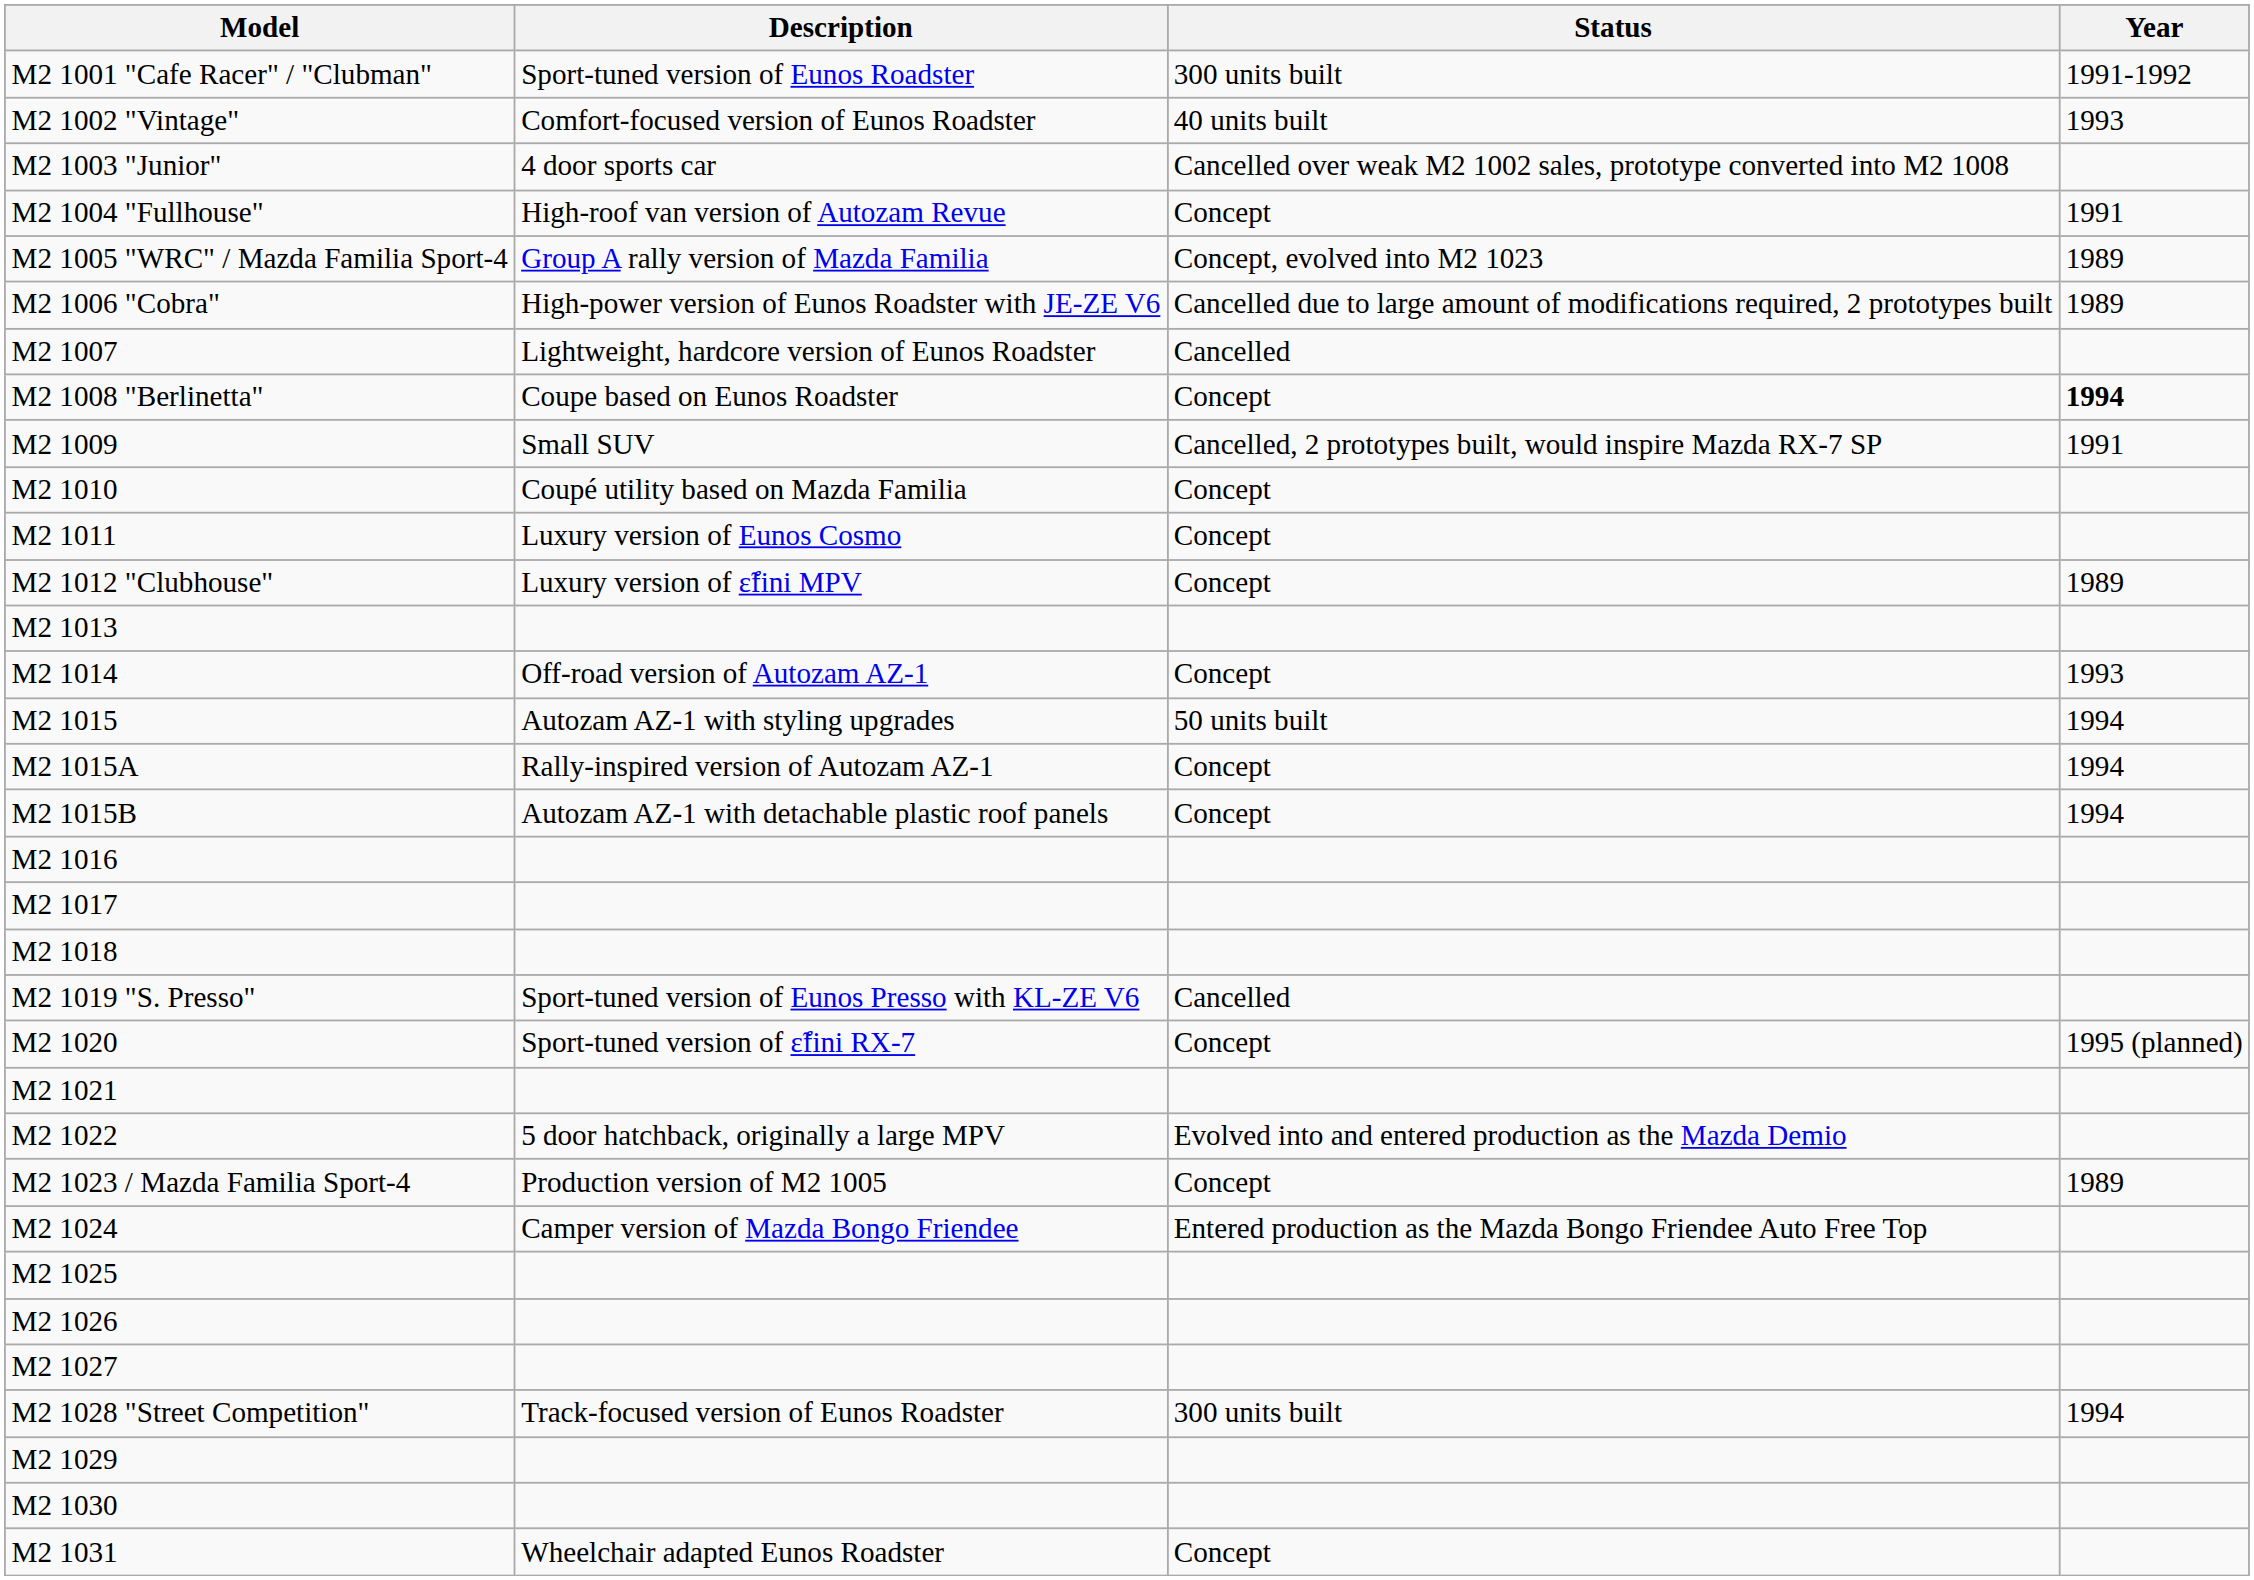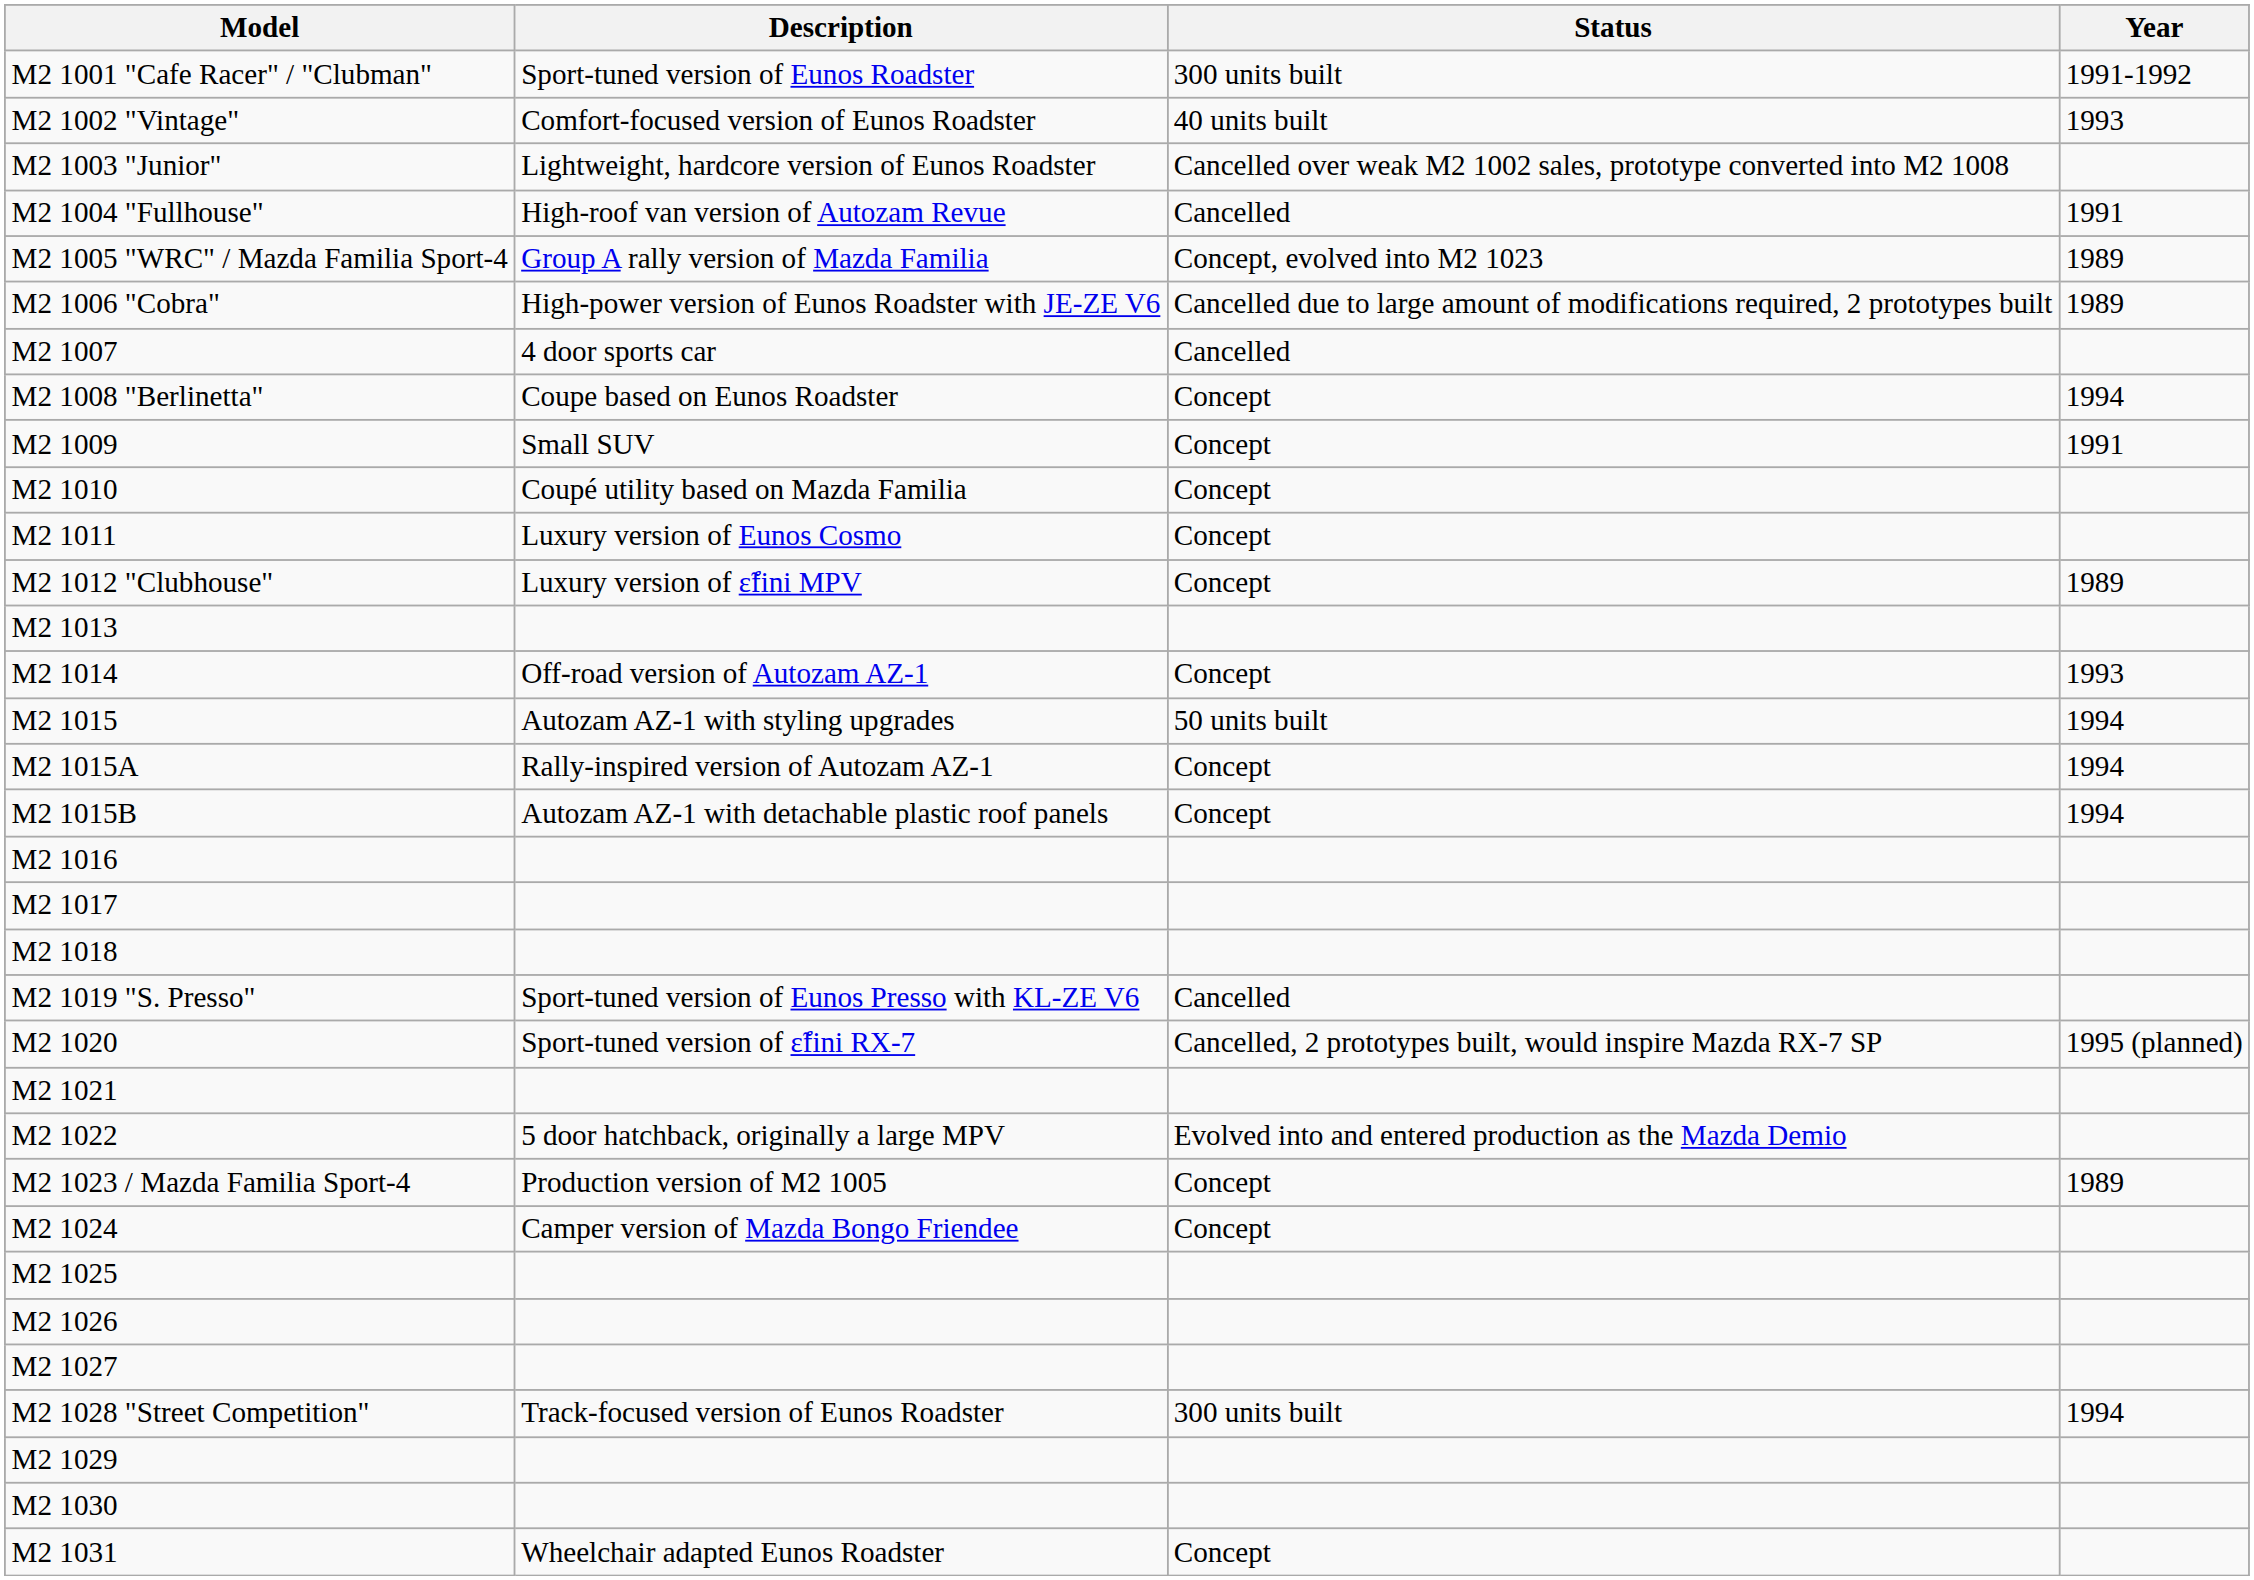(619, 166) 4 door sports car -> (808, 166) Lightweight, hardcore version of Eunos Roadster
(1222, 212) Concept -> (1232, 212) Cancelled
(808, 350) Lightweight, hardcore version of Eunos Roadster -> (619, 350) 4 door sports car
(2095, 397) bold -> (2095, 397) normal
(1528, 443) Cancelled, 2 prototypes built, would inspire Mazda RX-7 SP -> (1222, 443) Concept
(1222, 1043) Concept -> (1528, 1043) Cancelled, 2 prototypes built, would inspire Mazda RX-7 SP
(1551, 1228) Entered production as the Mazda Bongo Friendee Auto Free Top -> (1222, 1228) Concept
